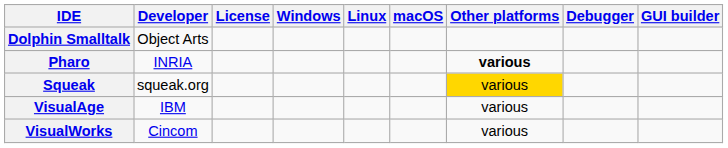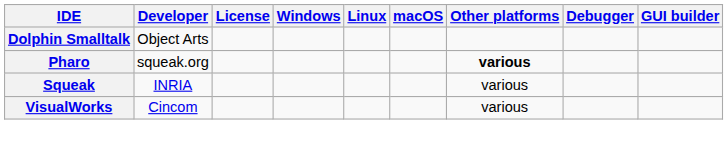(173, 61) INRIA -> (173, 61) squeak.org
(173, 84) squeak.org -> (173, 84) INRIA
(505, 84) gold background -> (505, 84) no background
- row: (69, 107)
